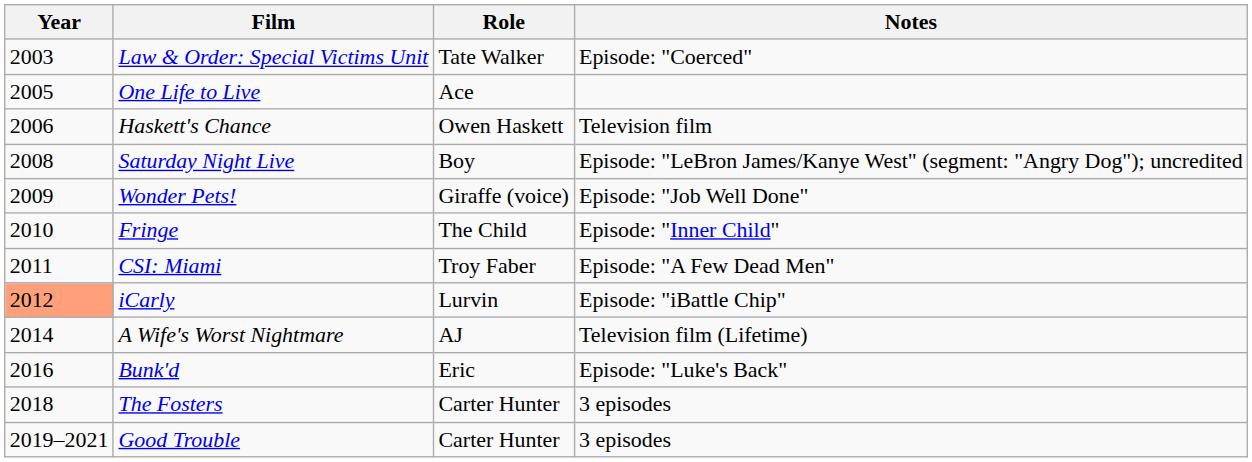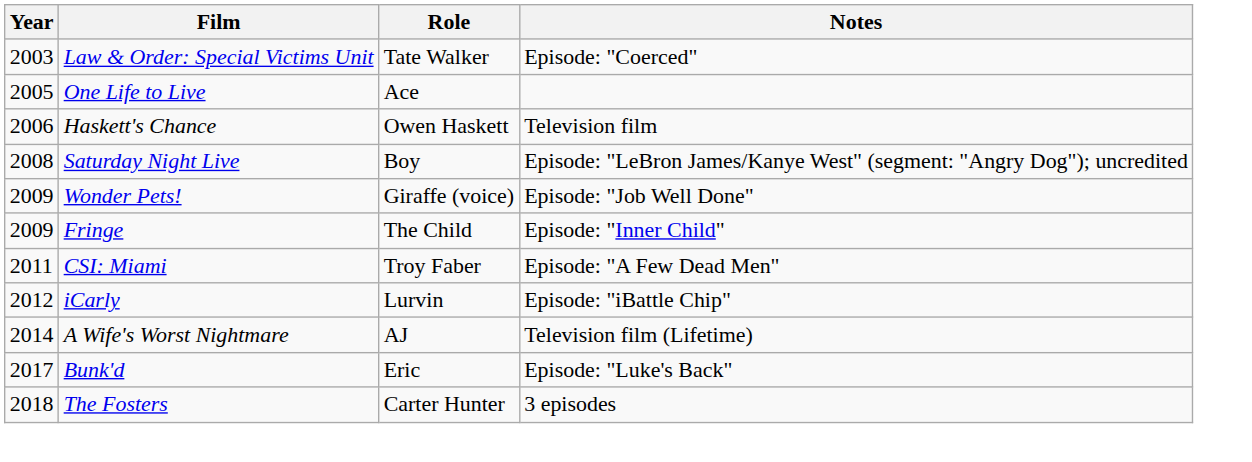(32, 230) 2010 -> (32, 230) 2009
(32, 299) lightsalmon background -> (32, 299) no background
(32, 369) 2016 -> (32, 369) 2017
- row: (179, 439)
